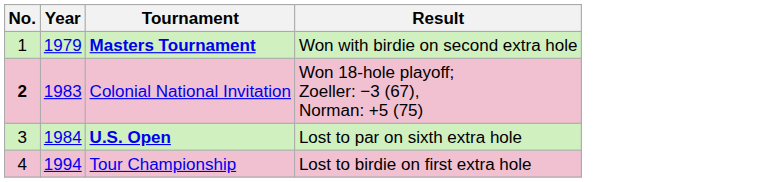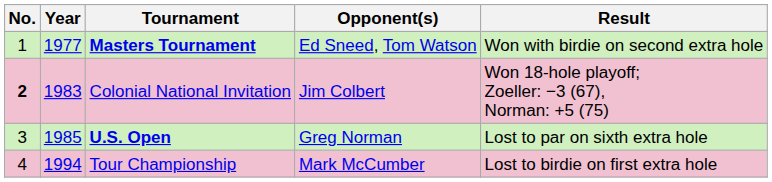+ column: (388, 18)
(63, 45) 1979 -> (63, 45) 1977
(63, 137) 1984 -> (63, 137) 1985
